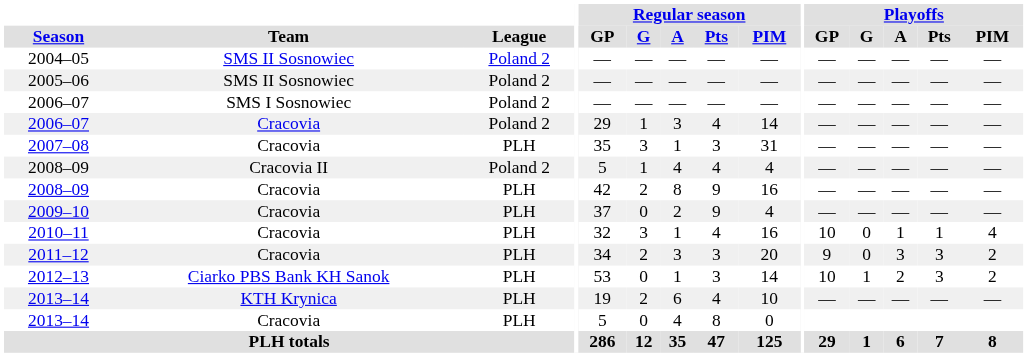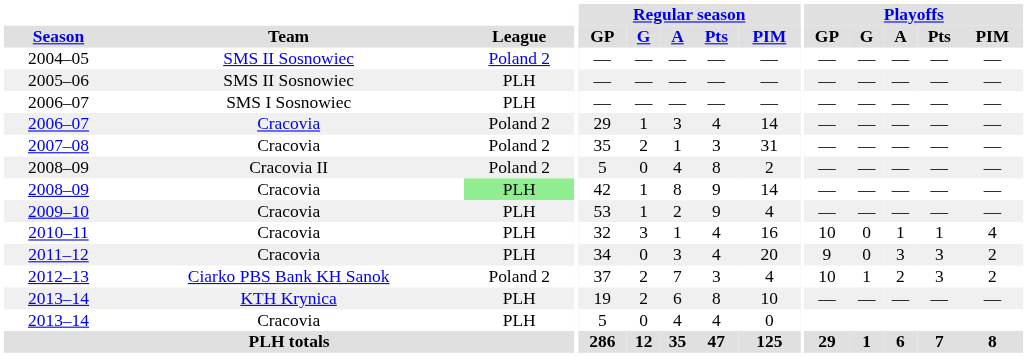(519, 80) Poland 2 -> (519, 80) PLH
(519, 102) Poland 2 -> (519, 102) PLH
(519, 145) PLH -> (519, 145) Poland 2
(644, 145) 3 -> (644, 145) 2
(644, 167) 1 -> (644, 167) 0
(716, 167) 4 -> (716, 167) 8
(769, 167) 4 -> (769, 167) 2
(519, 189) no background -> (519, 189) lightgreen background
(644, 189) 2 -> (644, 189) 1
(769, 189) 16 -> (769, 189) 14
(602, 211) 37 -> (602, 211) 53
(644, 211) 0 -> (644, 211) 1
(644, 254) 2 -> (644, 254) 0
(716, 254) 3 -> (716, 254) 4
(519, 276) PLH -> (519, 276) Poland 2
(602, 276) 53 -> (602, 276) 37
(644, 276) 0 -> (644, 276) 2
(677, 276) 1 -> (677, 276) 7
(769, 276) 14 -> (769, 276) 4
(716, 298) 4 -> (716, 298) 8
(716, 320) 8 -> (716, 320) 4
